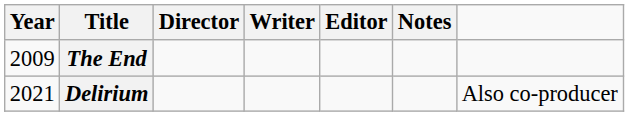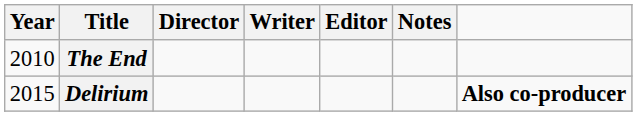(32, 57) 2009 -> (32, 57) 2010
(32, 93) 2021 -> (32, 93) 2015
(540, 93) normal -> (544, 93) bold
